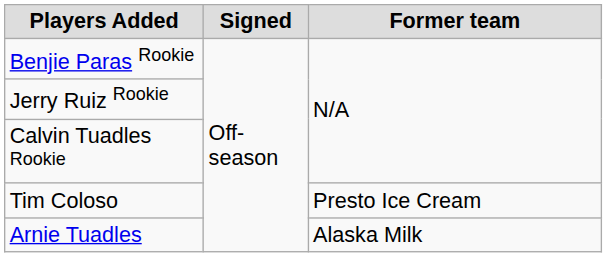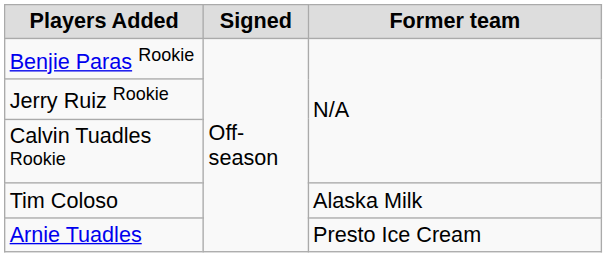(397, 200) Presto Ice Cream -> (368, 200) Alaska Milk
(368, 234) Alaska Milk -> (397, 234) Presto Ice Cream
